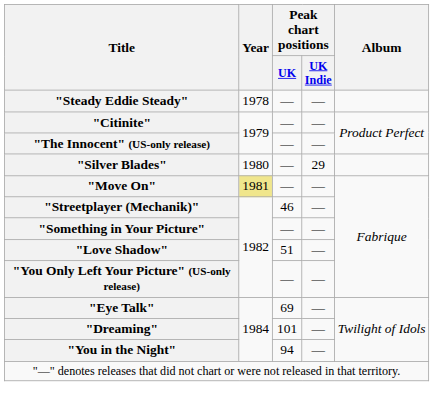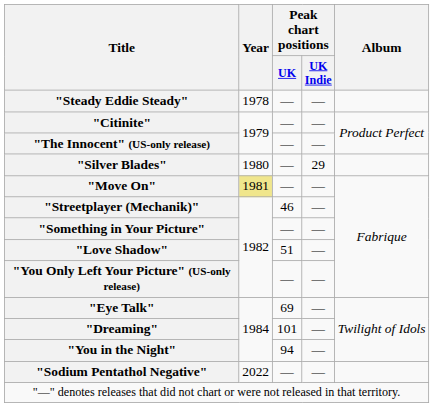+ row: (122, 371)
